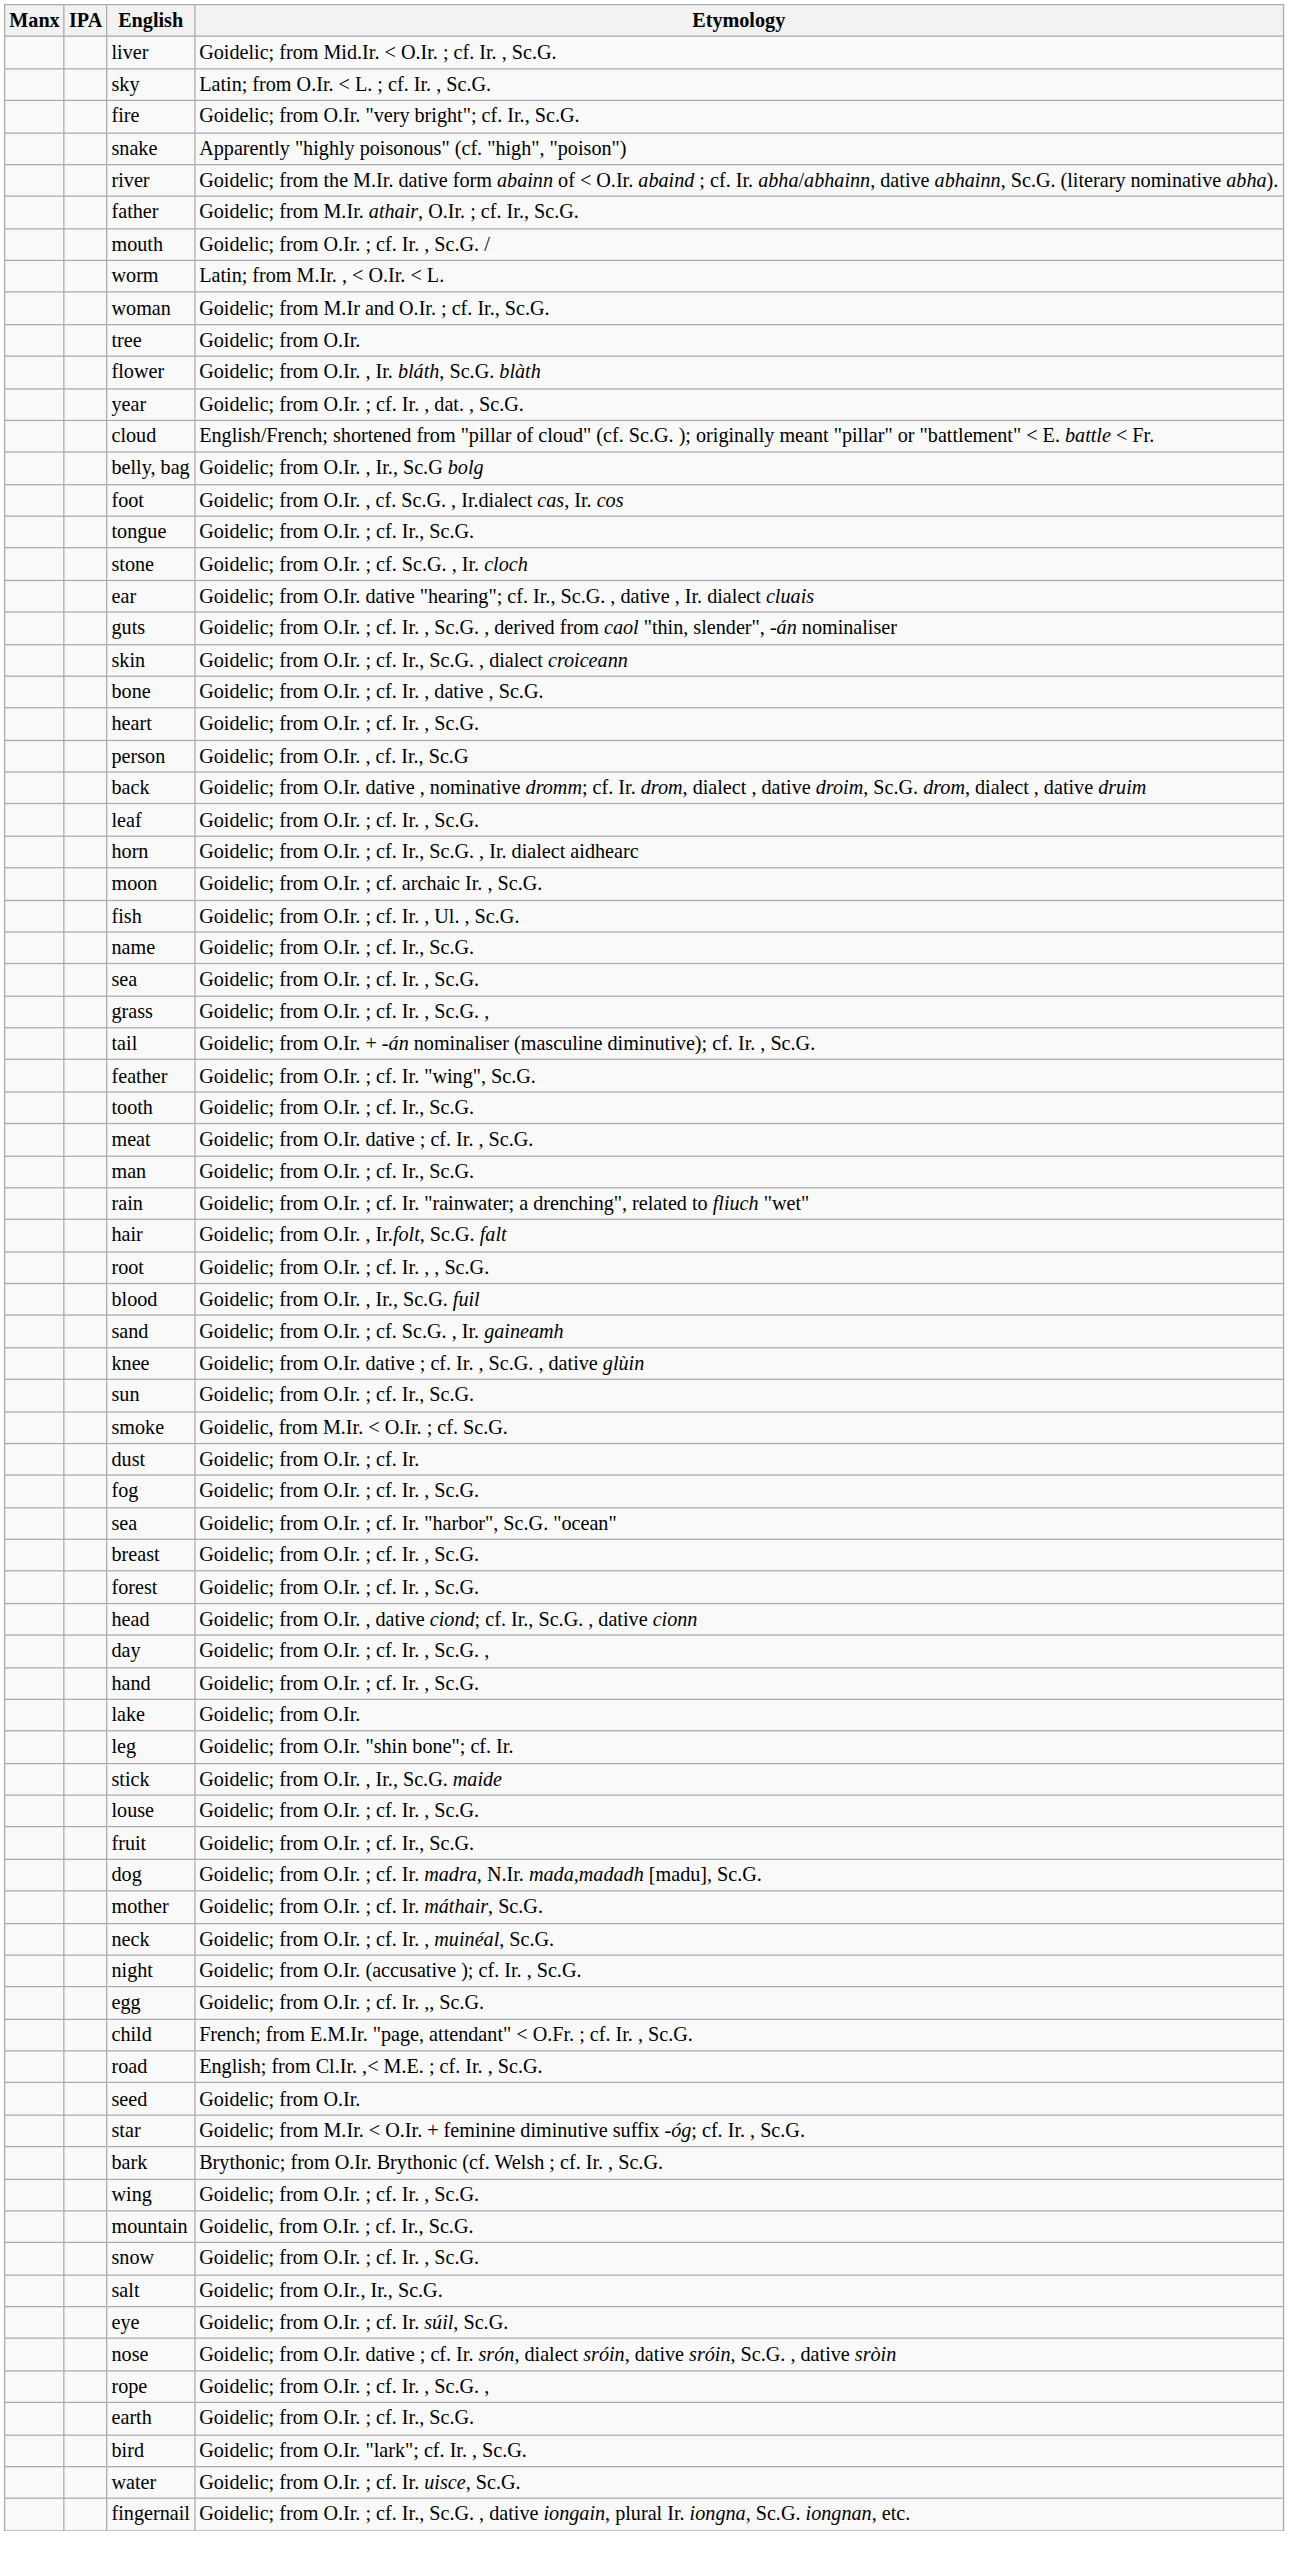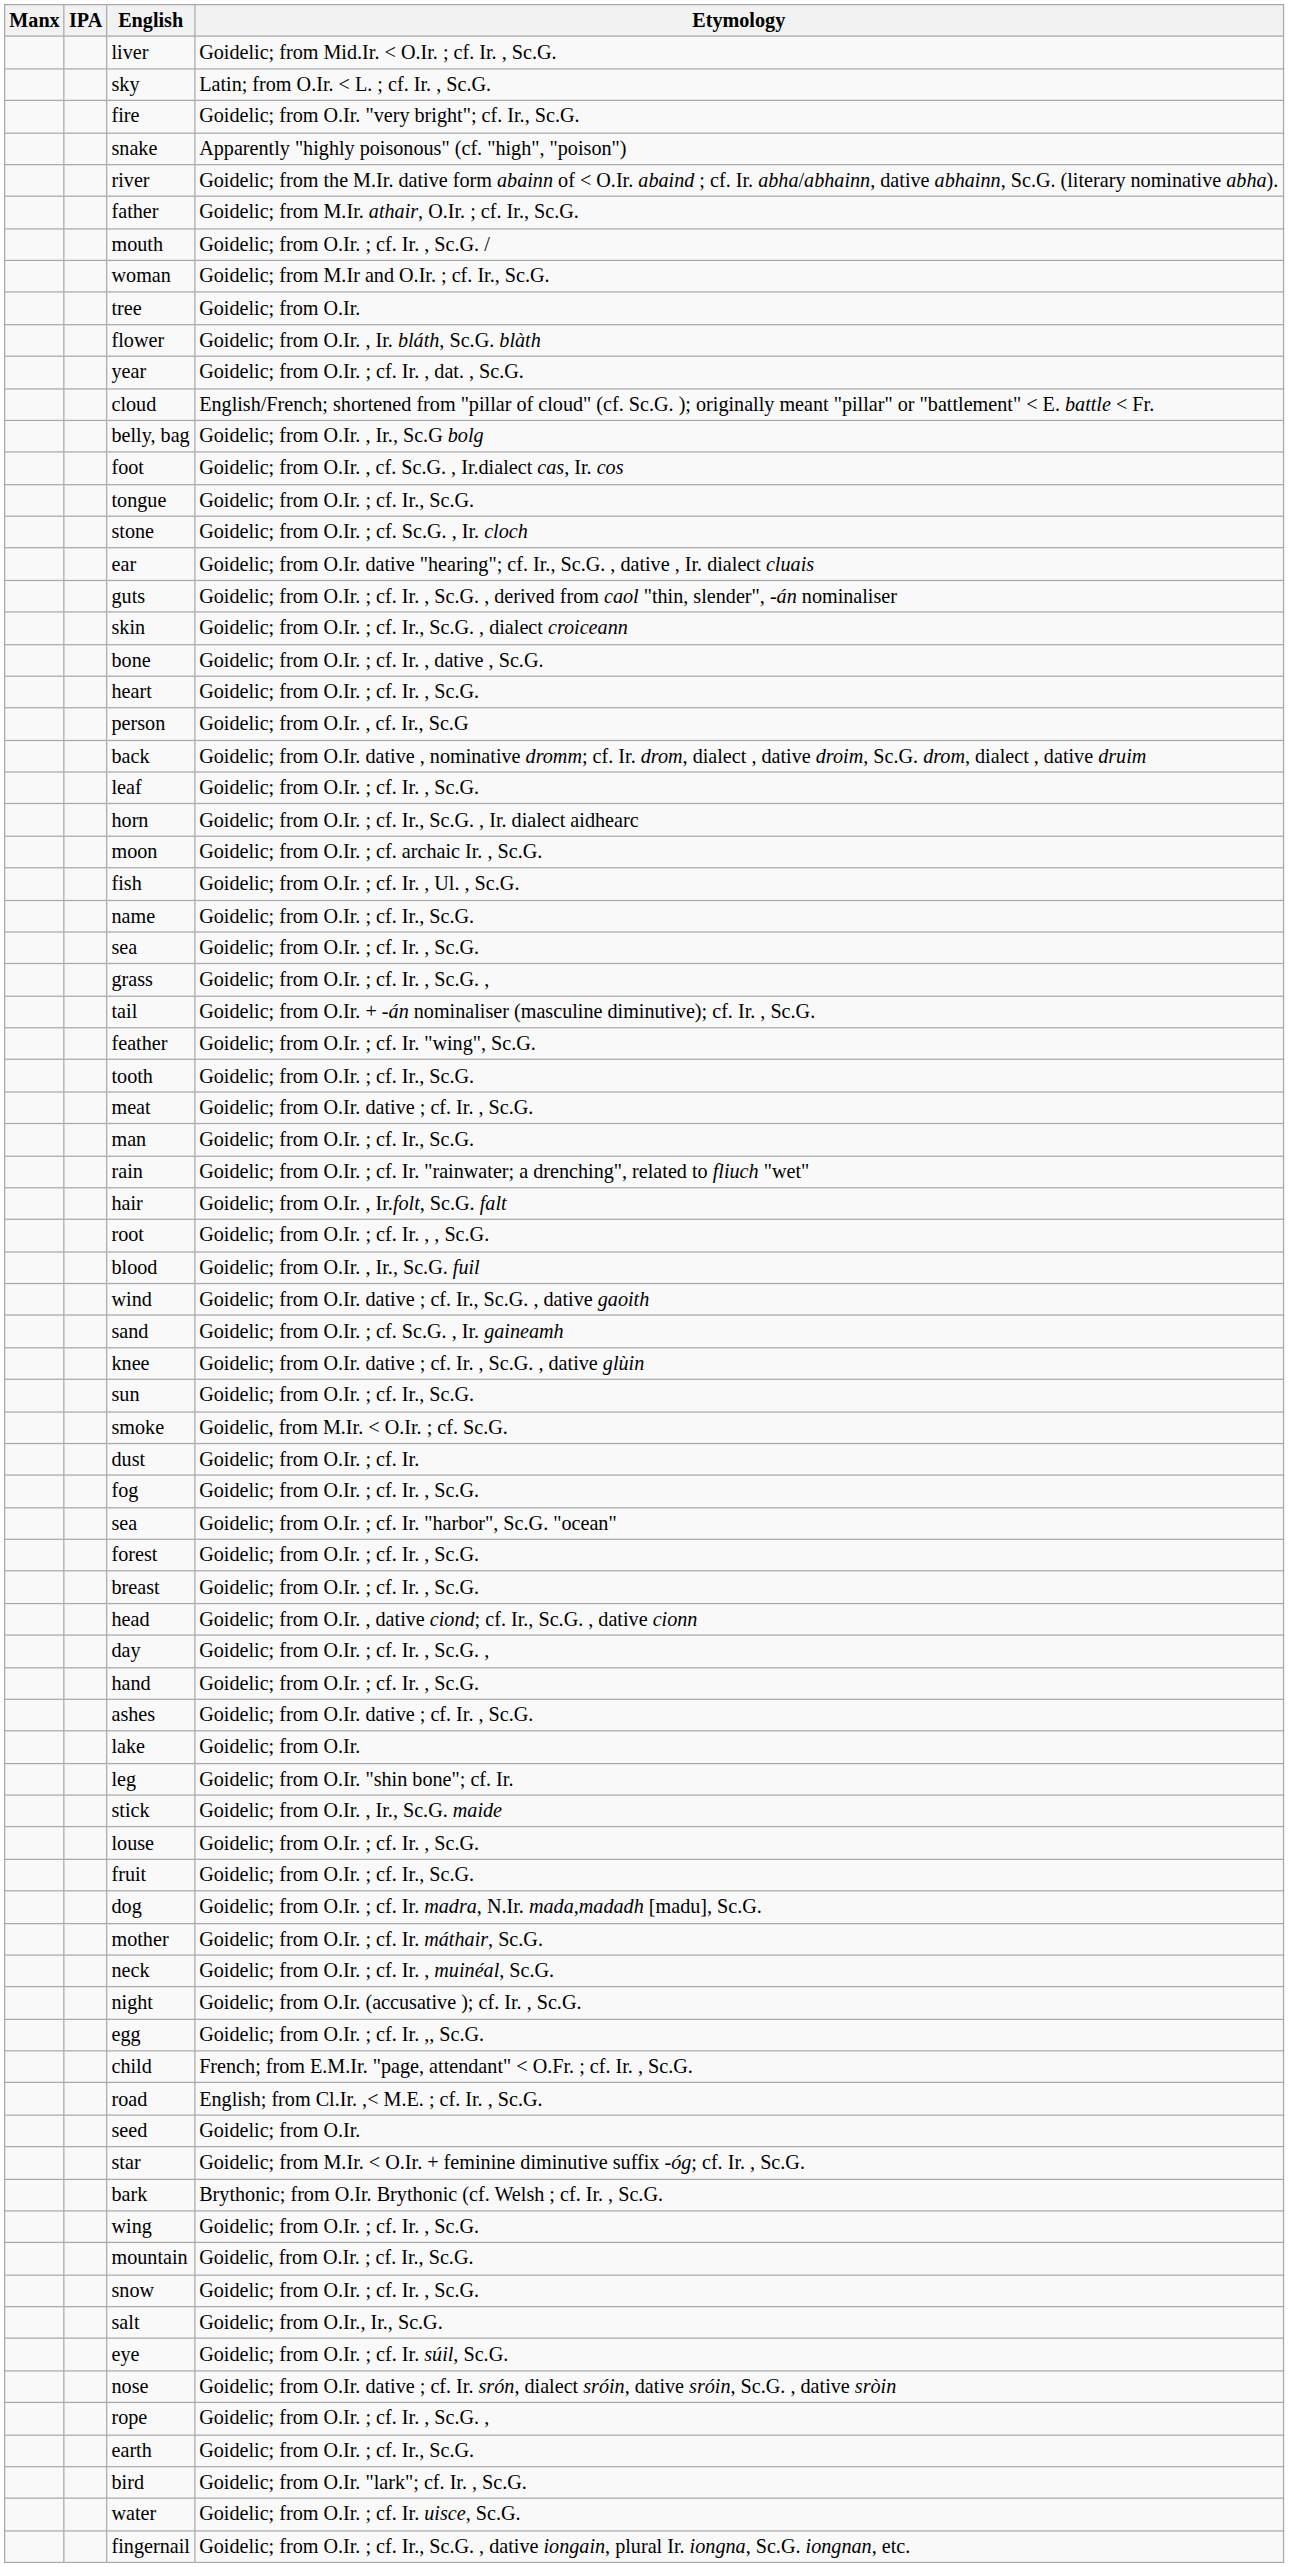- row: (135, 276)
+ row: (132, 1299)
rows swapped: (136, 1555) <-> (134, 1587)
+ row: (133, 1715)
